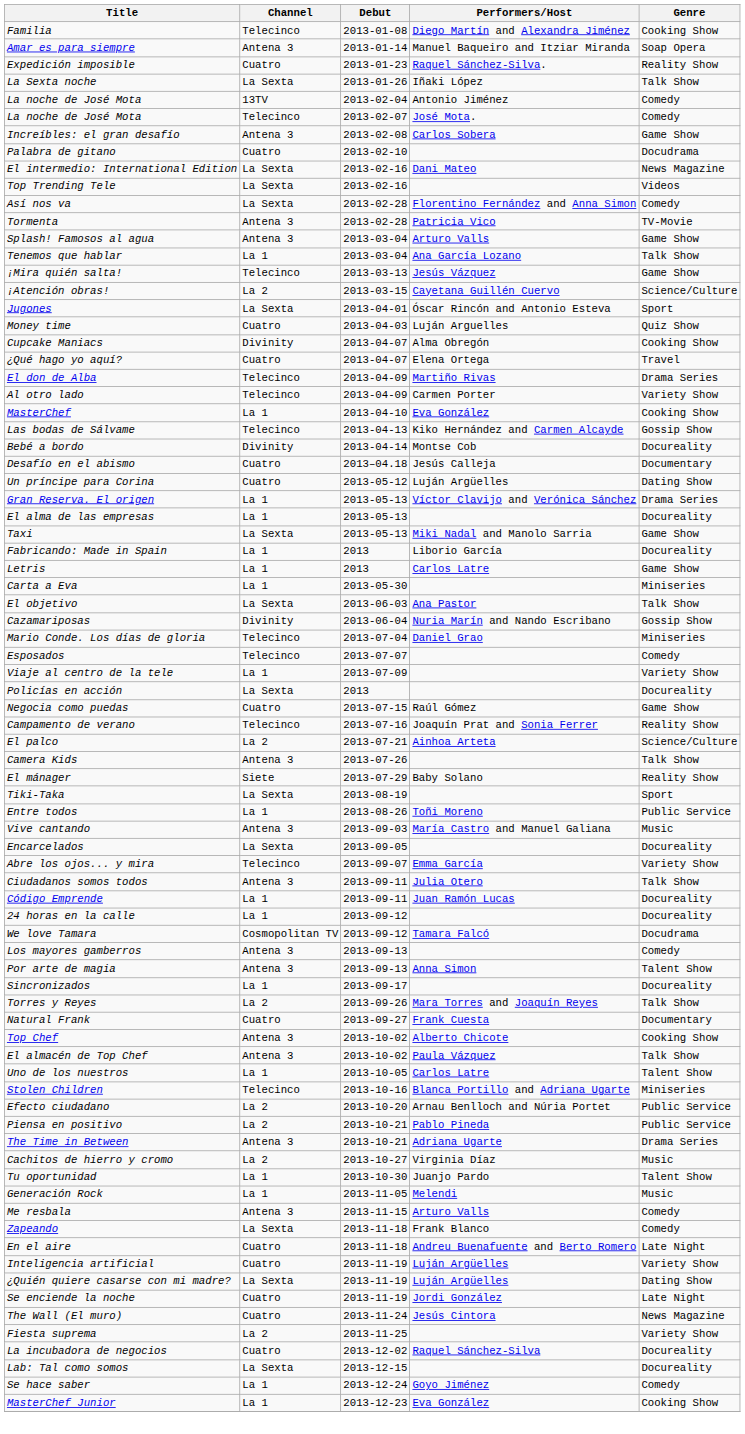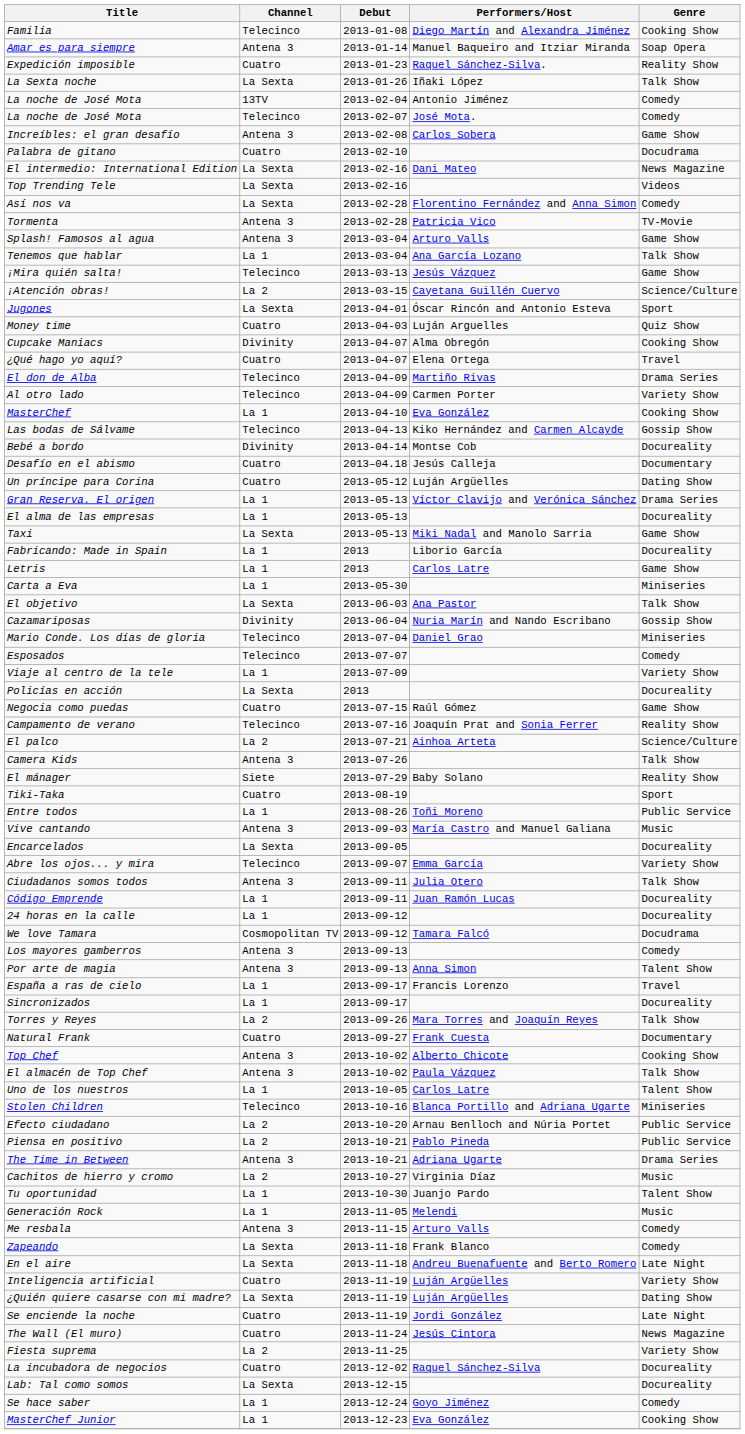(268, 795) La Sexta -> (262, 795) Cuatro
+ row: (74, 986)
(262, 1247) Cuatro -> (268, 1264) La Sexta
